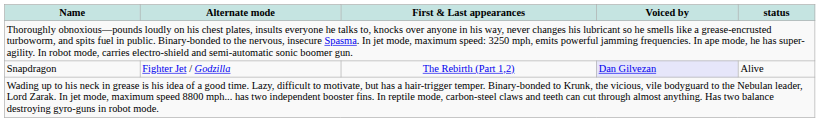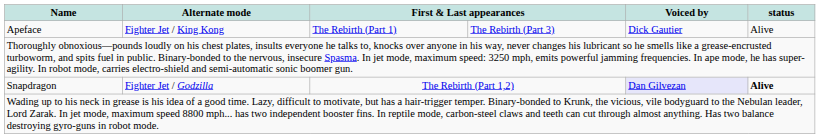+ row: (24, 29)
(752, 69) normal -> (762, 85) bold
